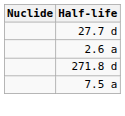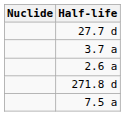+ row: (101, 49)
